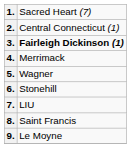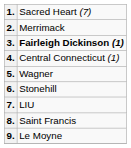(69, 27) Central Connecticut (1) -> (42, 27) Merrimack
(42, 58) Merrimack -> (69, 58) Central Connecticut (1)
